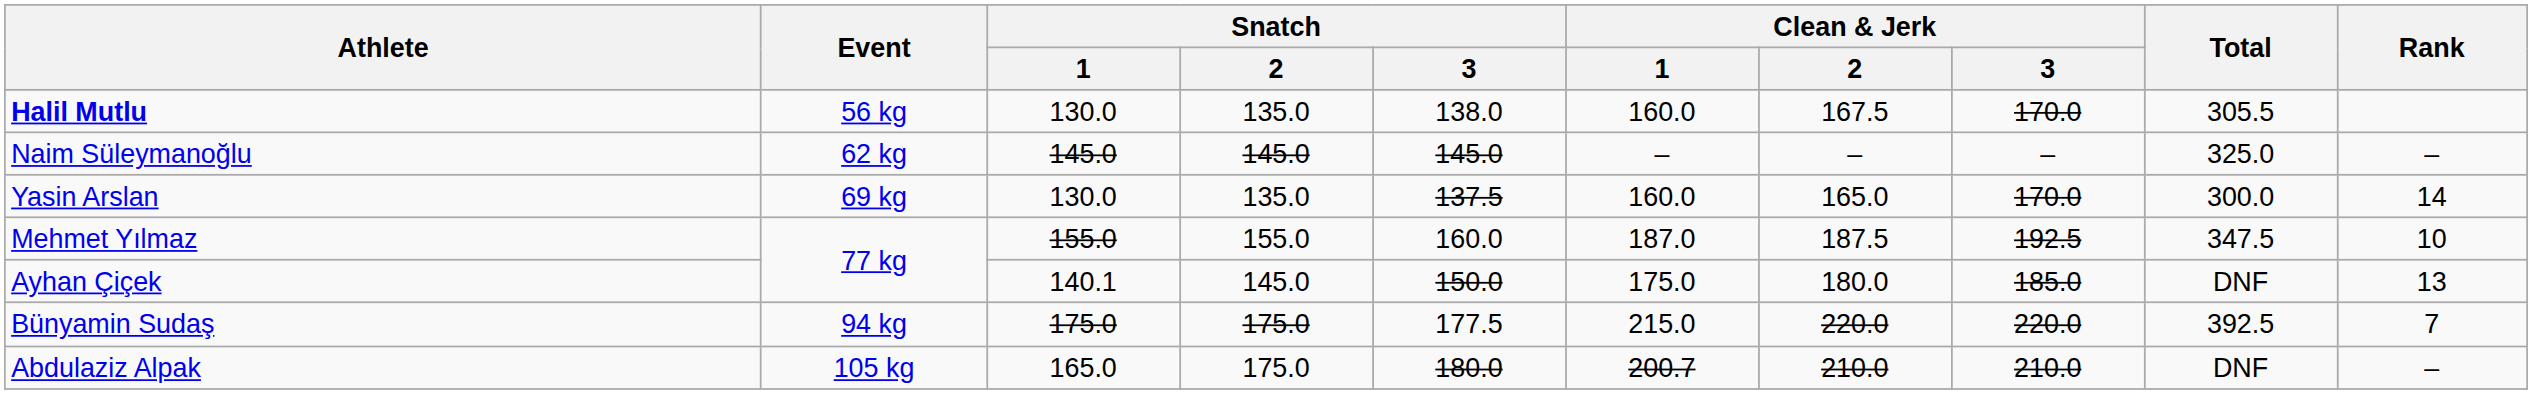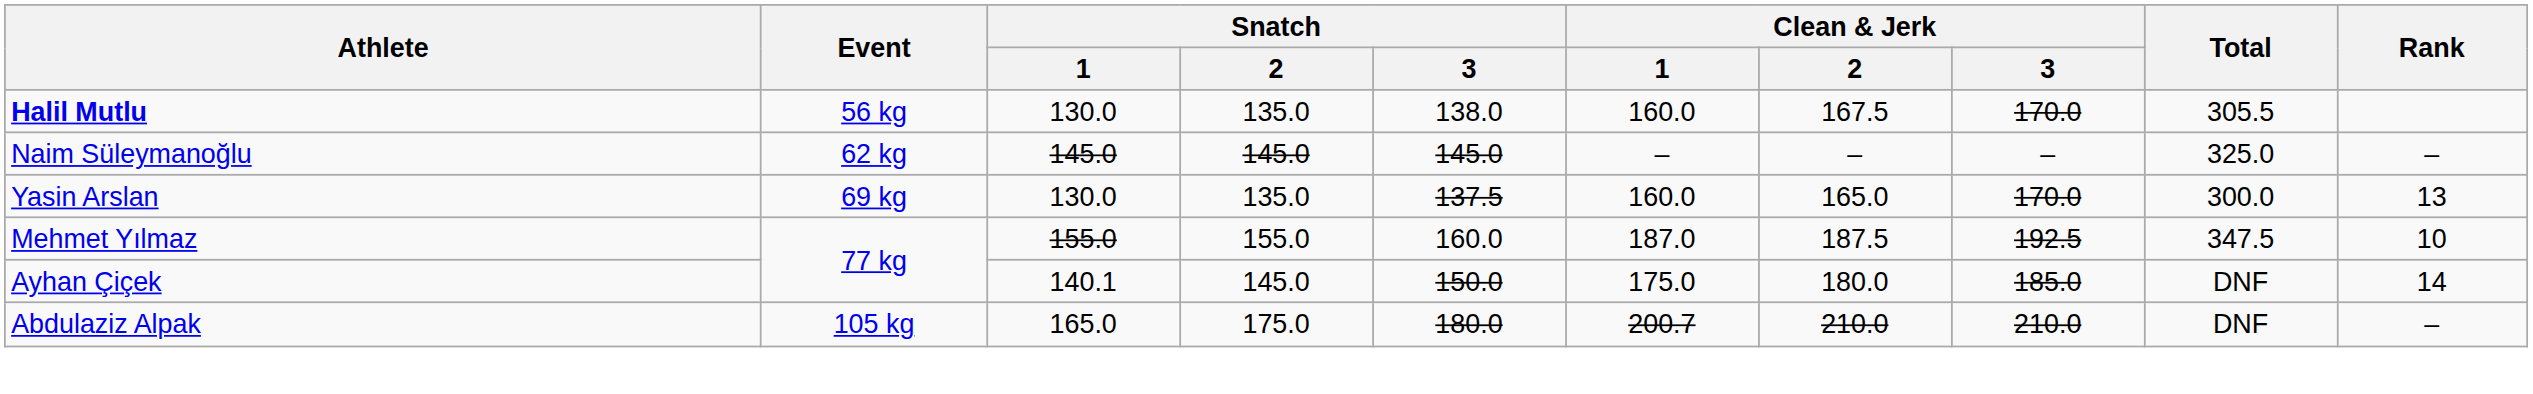(2432, 197) 14 -> (2432, 197) 13
(2432, 282) 13 -> (2432, 282) 14
- row: (113, 325)
